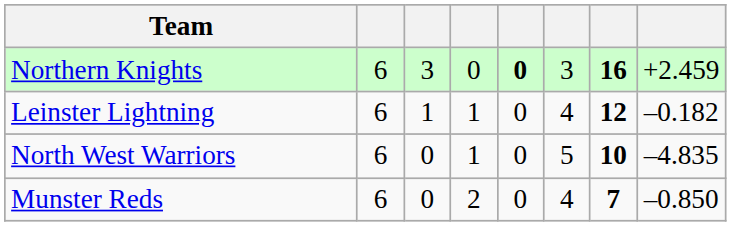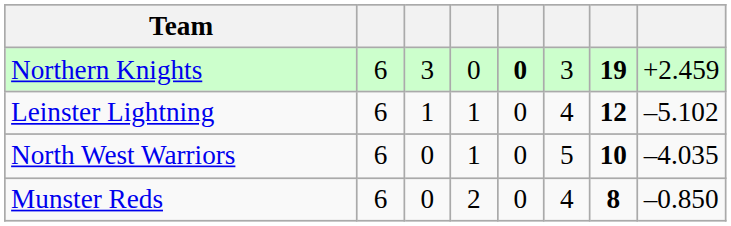(613, 69) 16 -> (613, 69) 19
(681, 112) –0.182 -> (681, 112) –5.102
(681, 155) –4.835 -> (681, 155) –4.035
(613, 198) 7 -> (613, 198) 8
